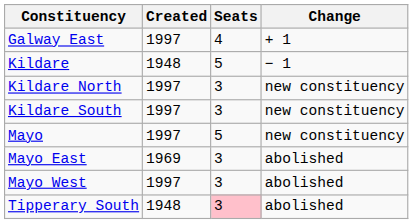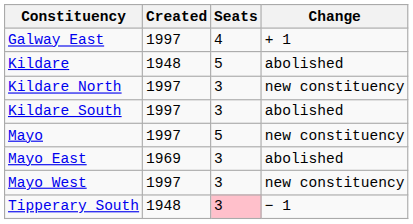(278, 64) − 1 -> (304, 64) abolished
(335, 111) new constituency -> (304, 111) abolished
(304, 183) abolished -> (335, 183) new constituency
(304, 206) abolished -> (278, 206) − 1
